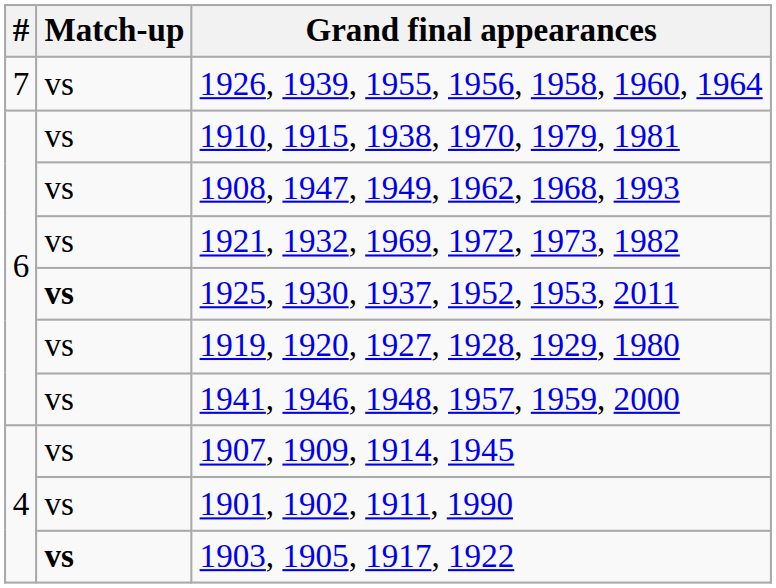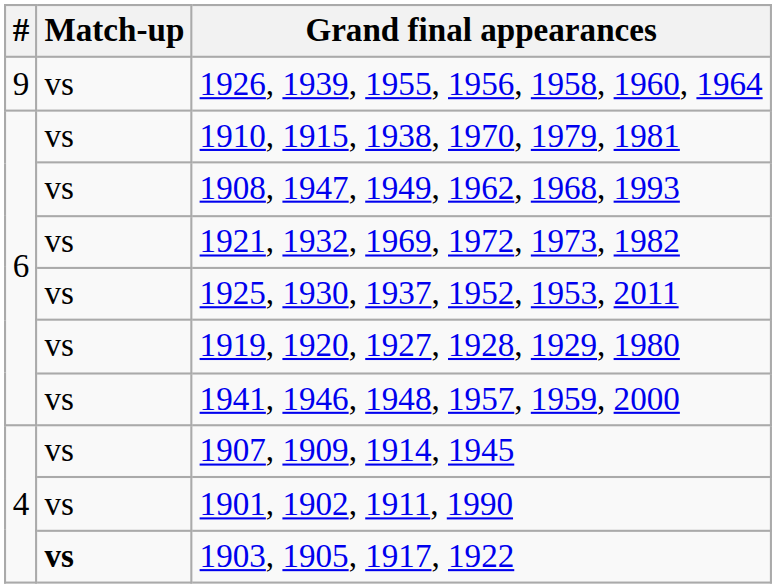(21, 83) 7 -> (21, 83) 9
(59, 293) bold -> (59, 293) normal
